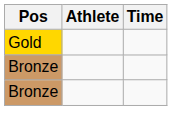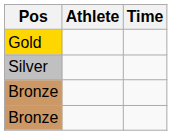+ row: (28, 67)
